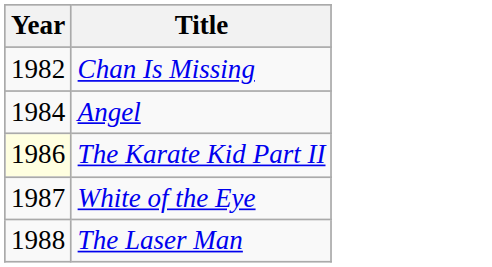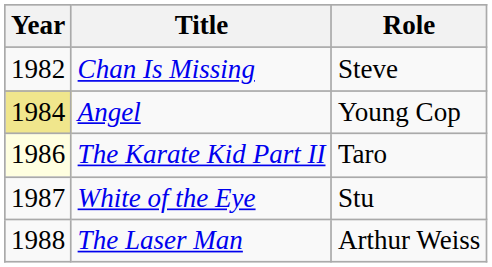+ column: (409, 25)
(38, 111) no background -> (38, 111) khaki background
